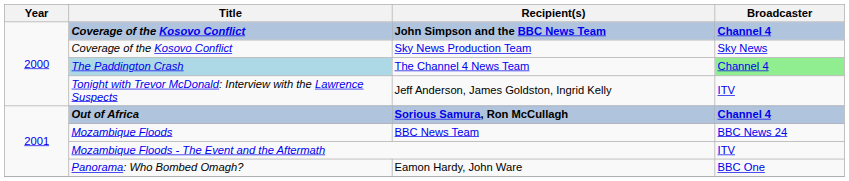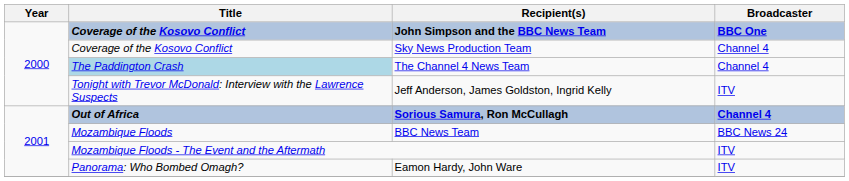(744, 31) Channel 4 -> (742, 31) BBC One
(742, 48) Sky News -> (743, 48) Channel 4
(743, 66) lightgreen background -> (743, 66) no background
(741, 168) BBC One -> (726, 168) ITV
